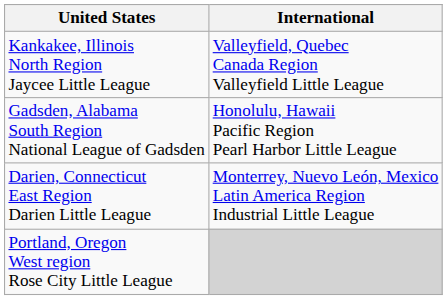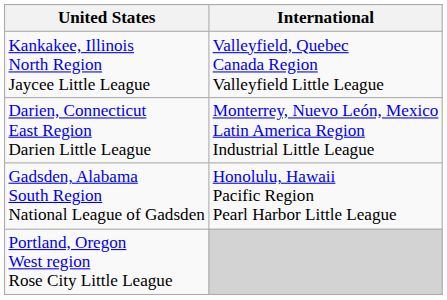rows swapped: (80, 195) <-> (107, 130)
